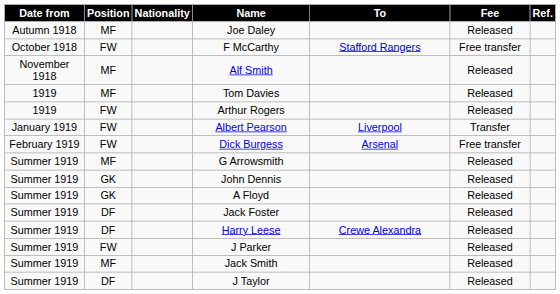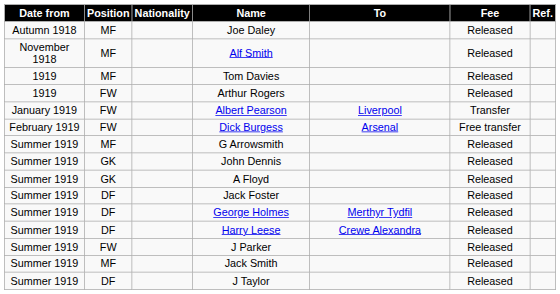- row: (251, 47)
+ row: (251, 213)
